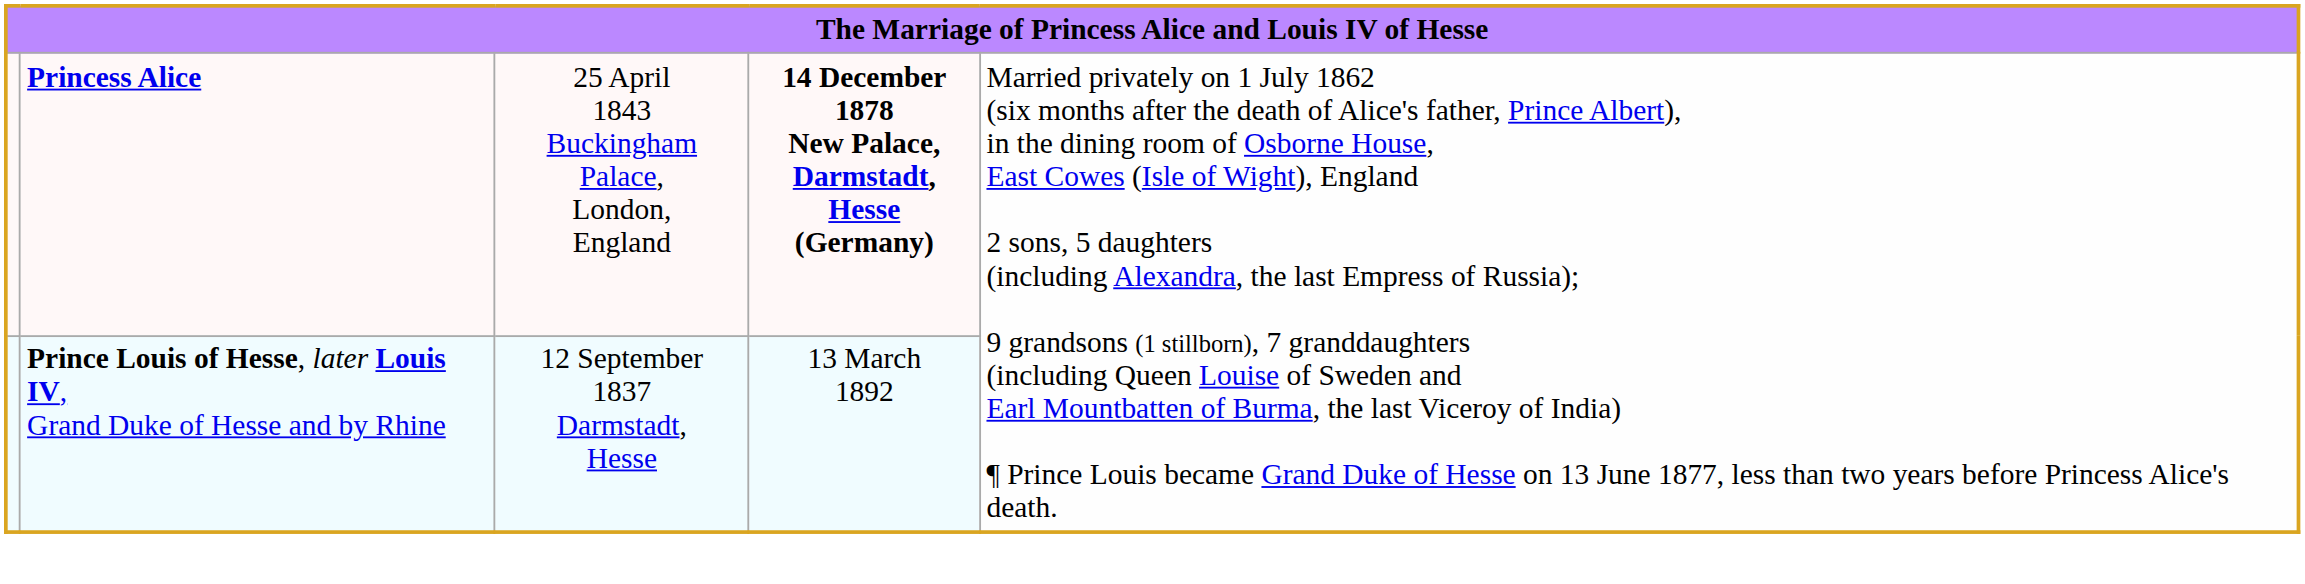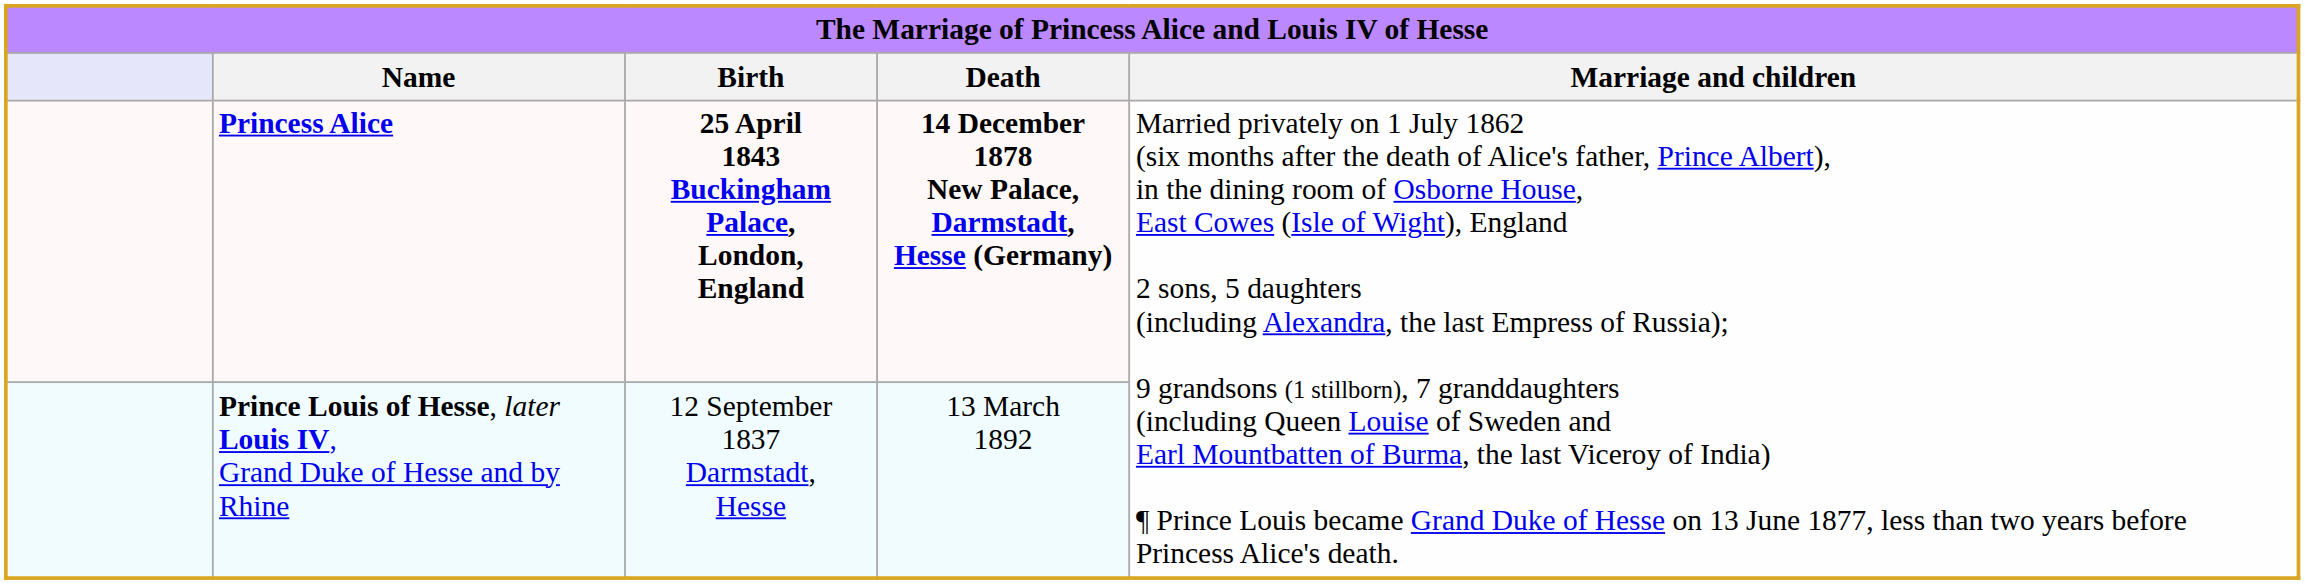+ row: (418, 76)
(622, 159) normal -> (751, 205) bold
